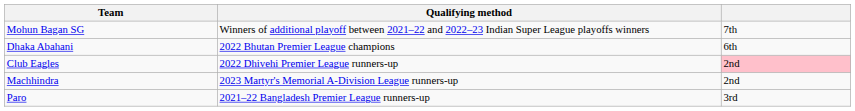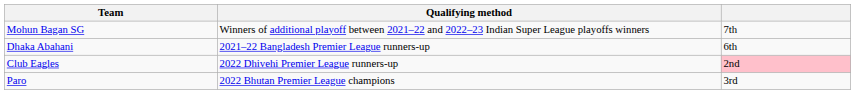(307, 47) 2022 Bhutan Premier League champions -> (325, 47) 2021–22 Bangladesh Premier League runners-up
- row: (33, 81)
(325, 98) 2021–22 Bangladesh Premier League runners-up -> (307, 81) 2022 Bhutan Premier League champions
